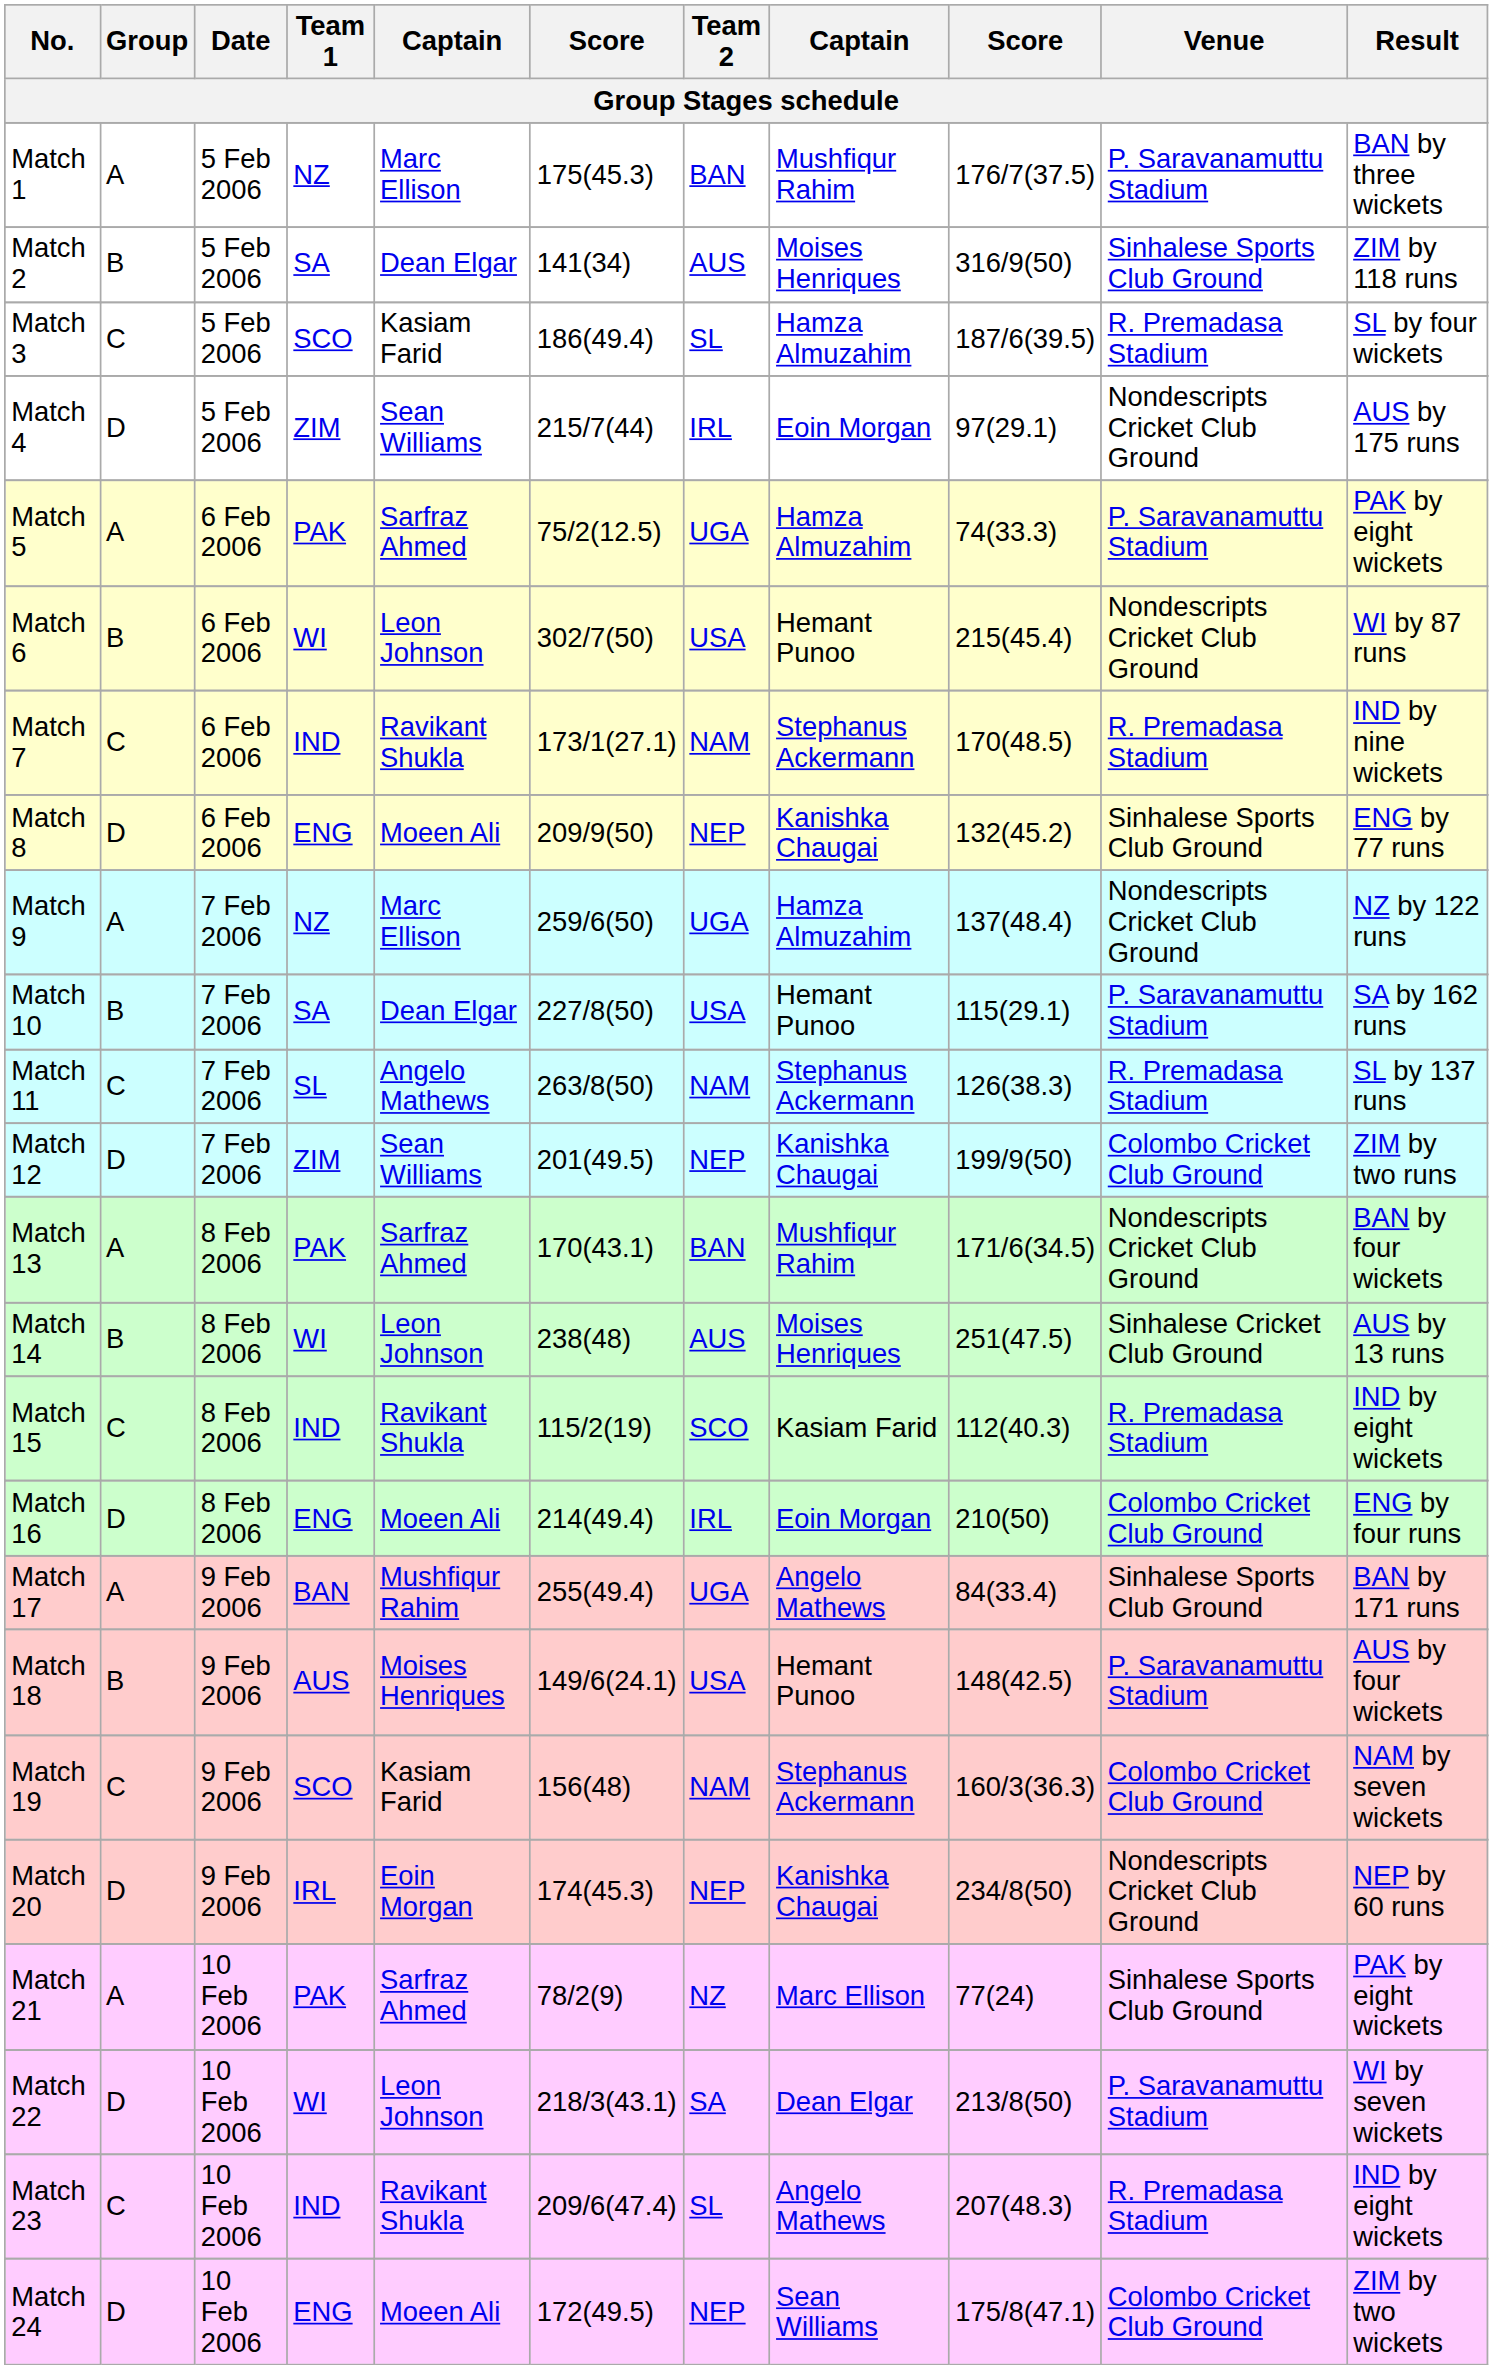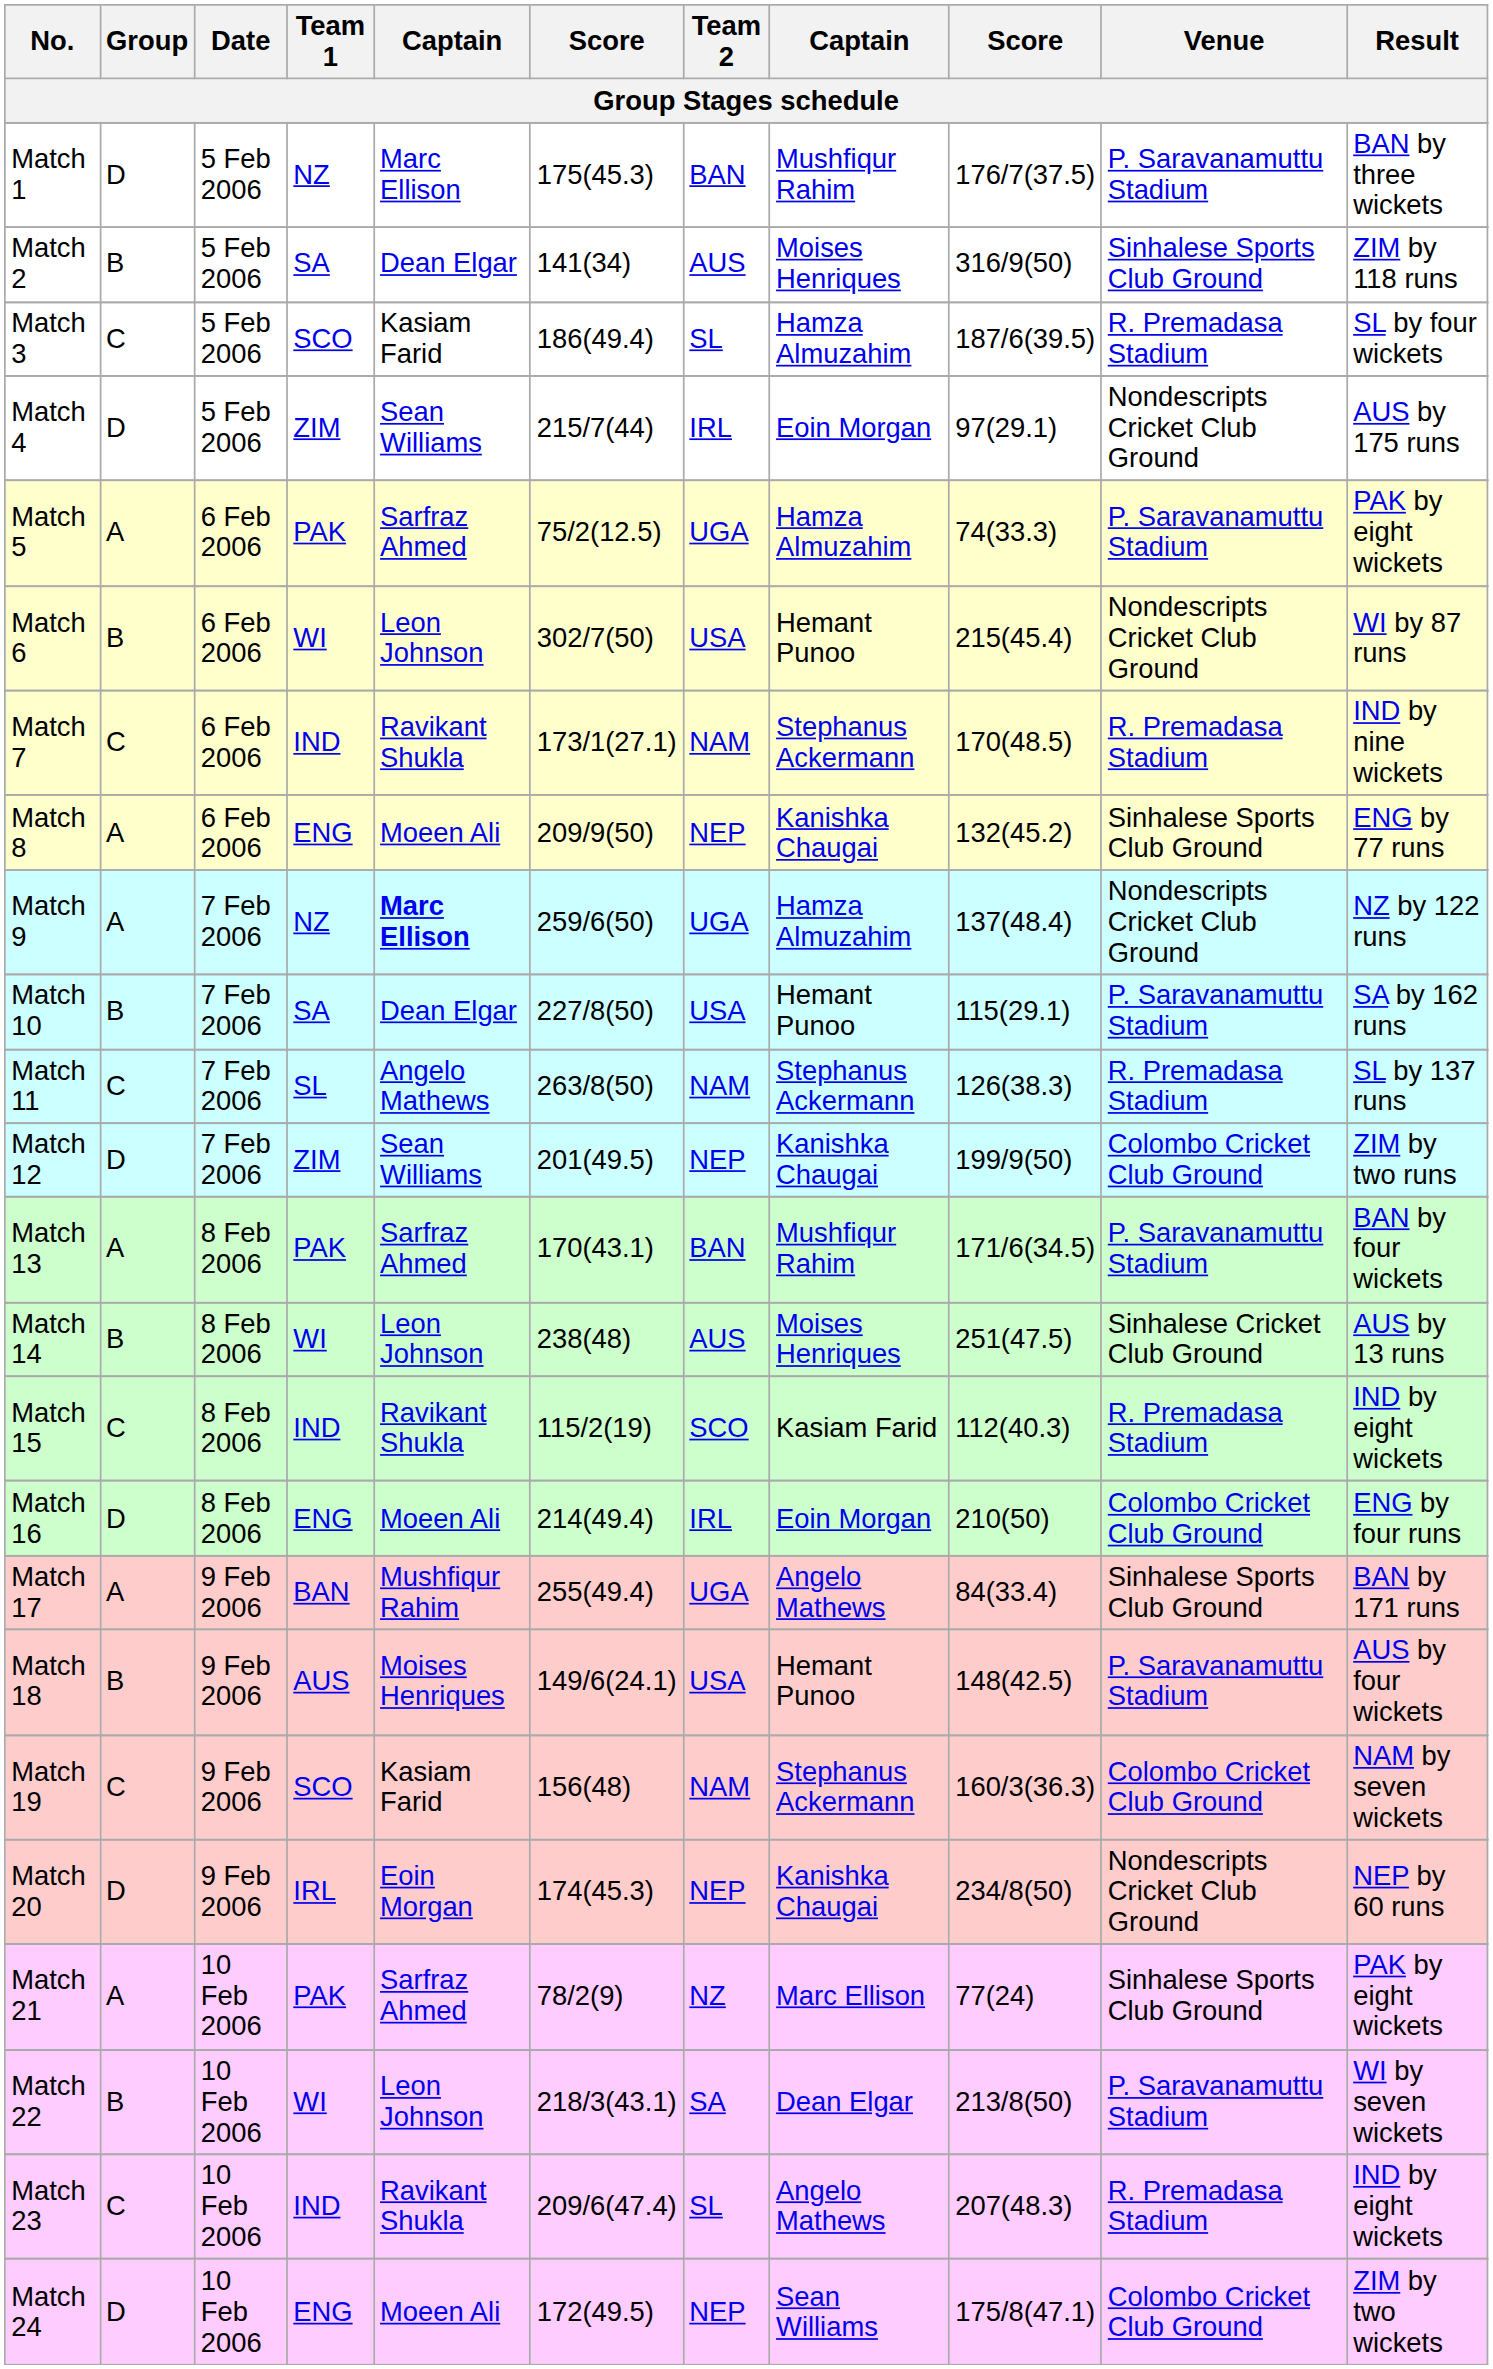(115, 174) A -> (116, 174) D
(116, 832) D -> (115, 832) A
(420, 921) normal -> (425, 921) bold
(1188, 1249) Nondescripts Cricket Club Ground -> (1216, 1249) P. Saravanamuttu Stadium
(116, 2101) D -> (115, 2101) B
